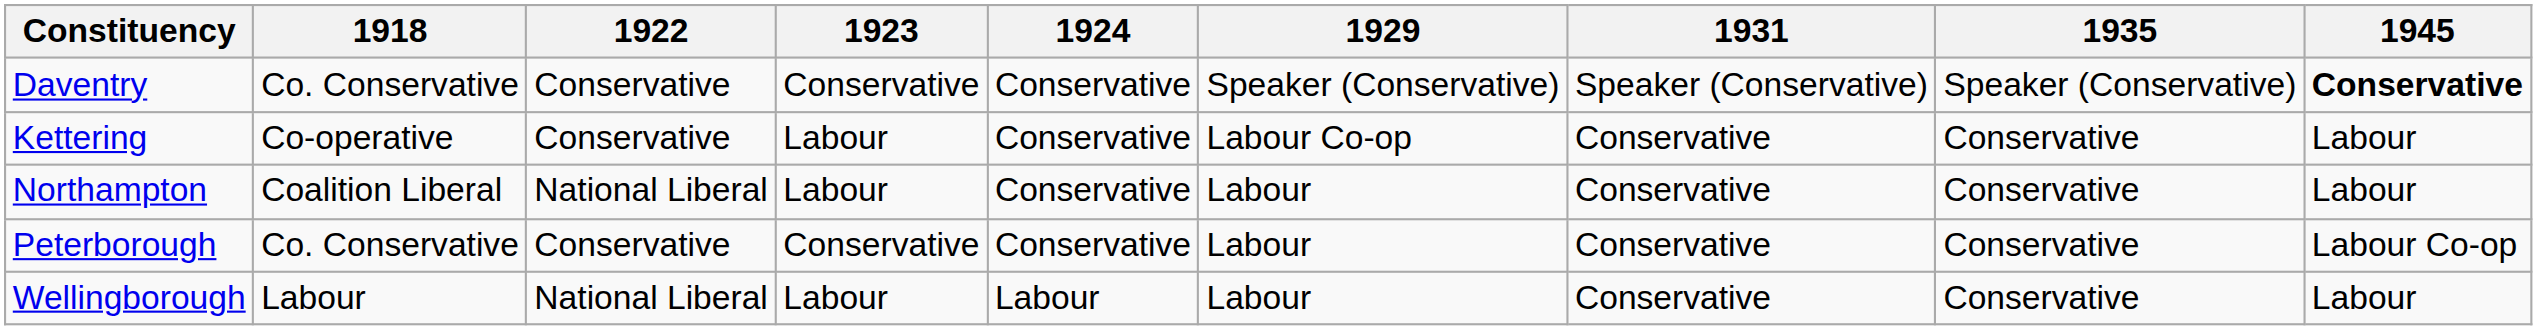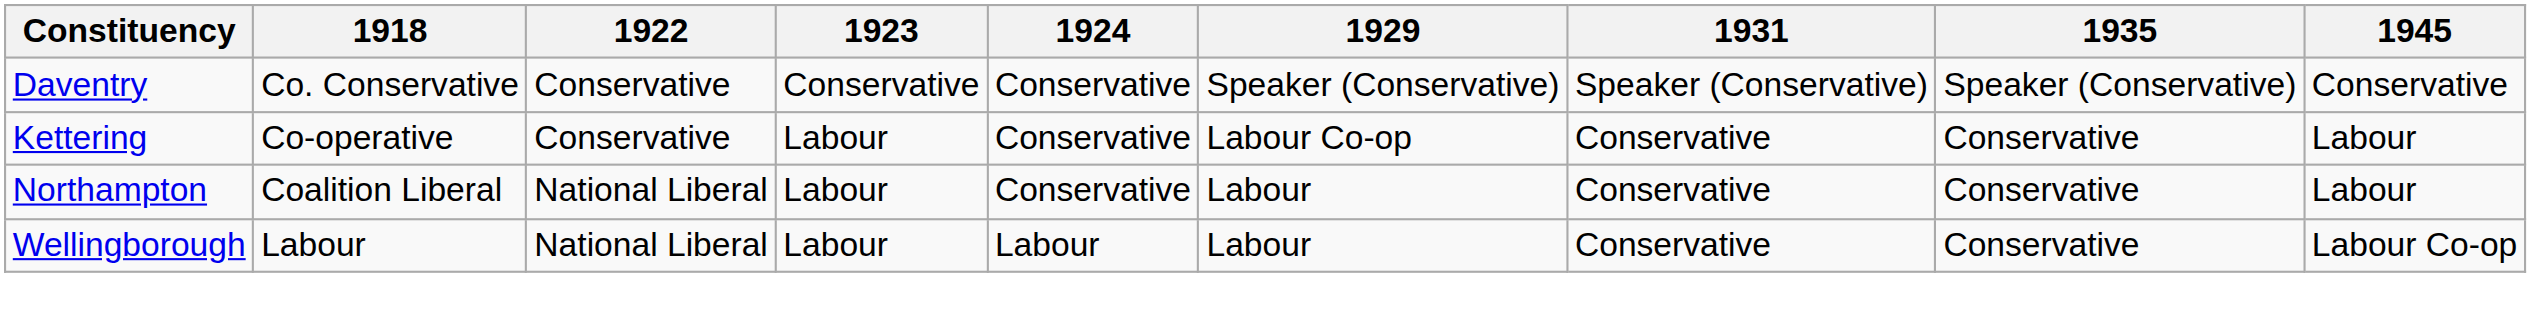(2417, 84) bold -> (2410, 84) normal
- row: (115, 244)
(2364, 297) Labour -> (2415, 244) Labour Co-op
